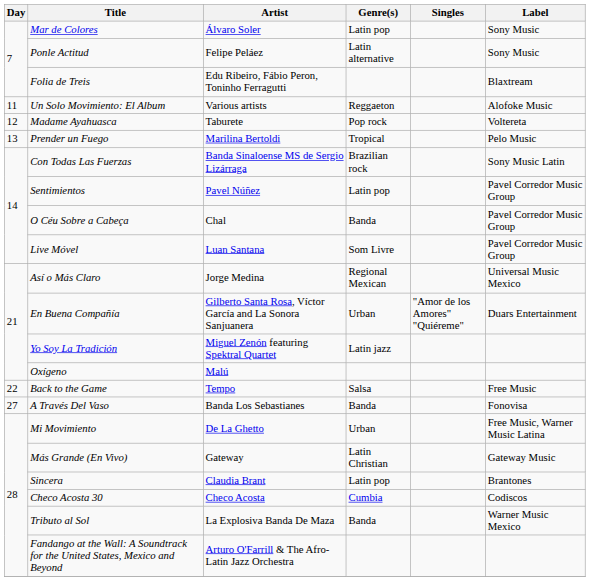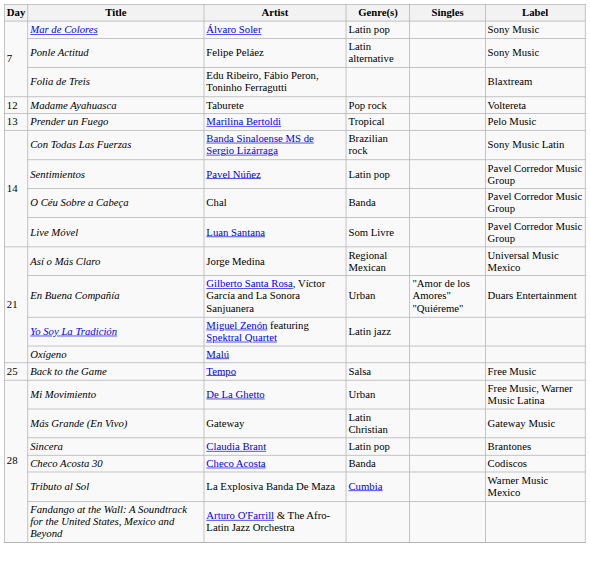- row: (98, 105)
(12, 388) 22 -> (12, 371) 25
- row: (70, 405)
(366, 497) Cumbia -> (362, 463) Banda
(362, 520) Banda -> (365, 486) Cumbia
